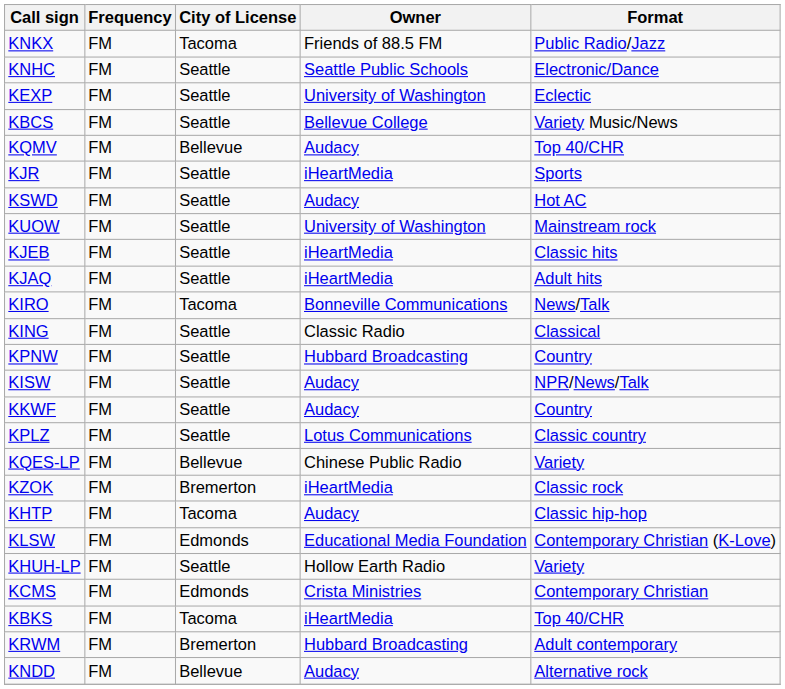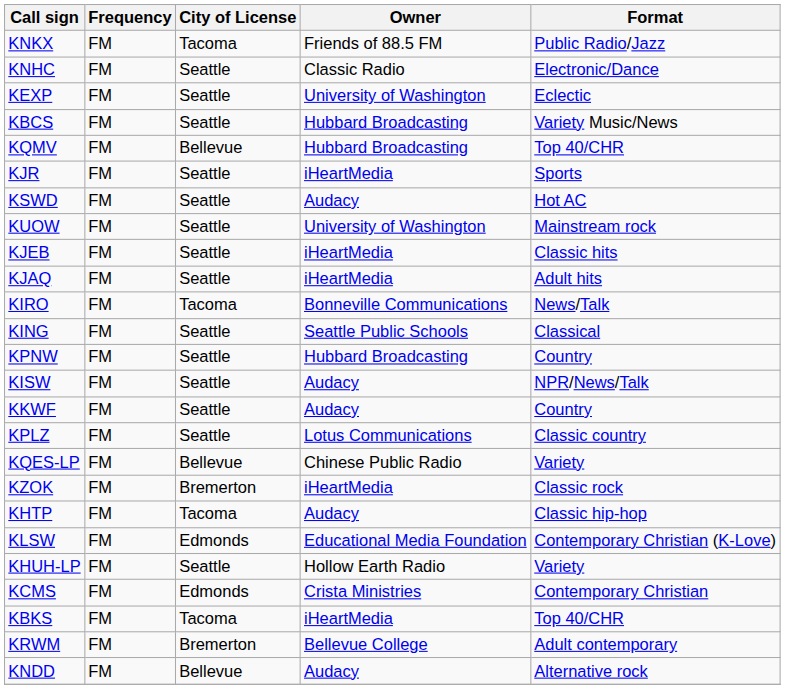(386, 69) Seattle Public Schools -> (354, 69) Classic Radio
(366, 122) Bellevue College -> (386, 122) Hubbard Broadcasting
(332, 148) Audacy -> (386, 148) Hubbard Broadcasting
(354, 331) Classic Radio -> (386, 331) Seattle Public Schools
(386, 644) Hubbard Broadcasting -> (366, 644) Bellevue College
